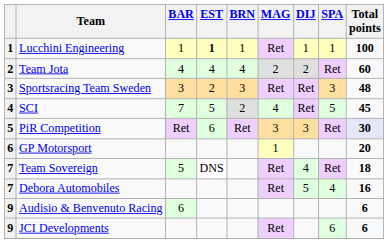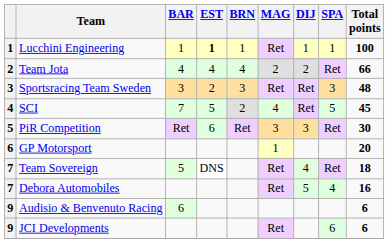(365, 68) 60 -> (365, 68) 66
(365, 128) lavender background -> (365, 128) no background
